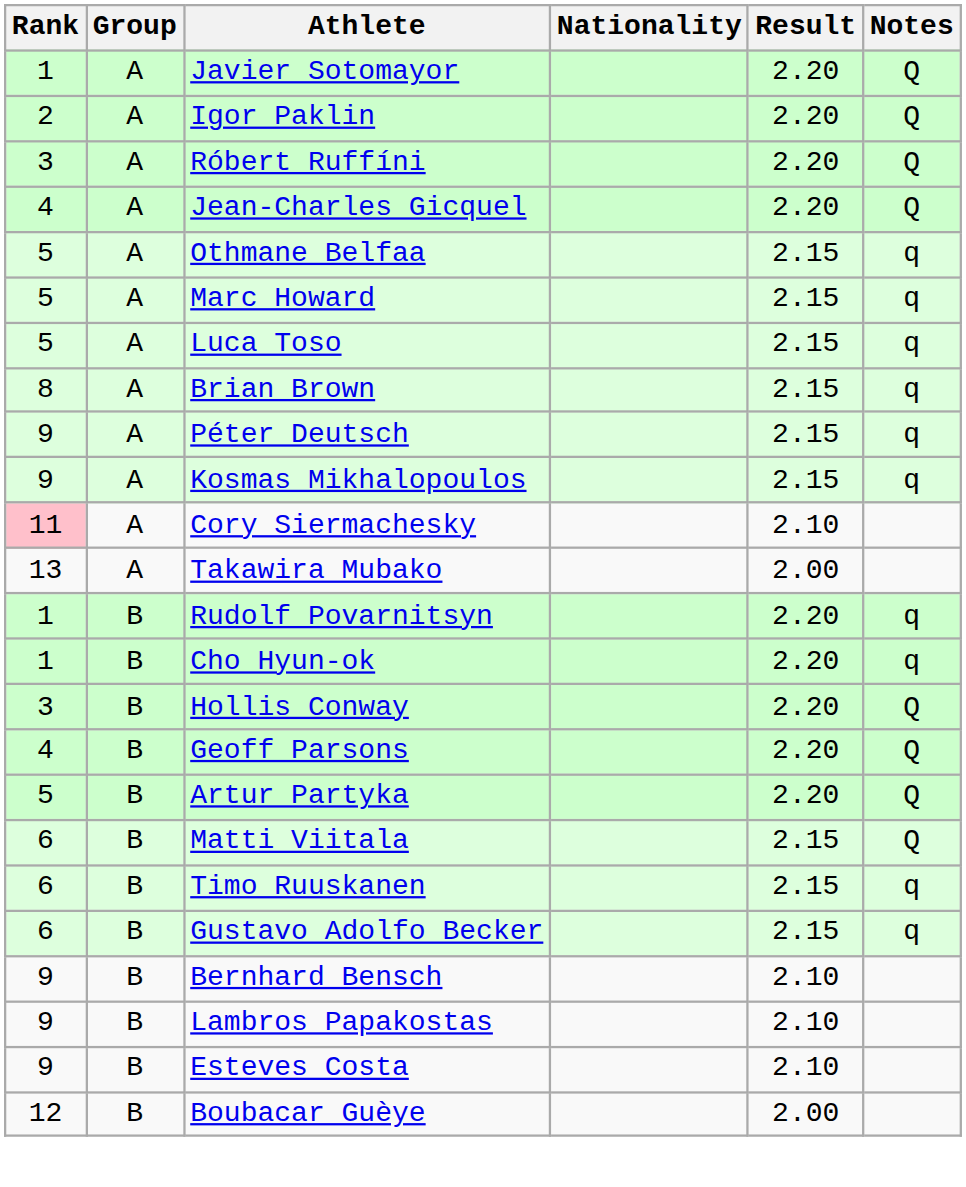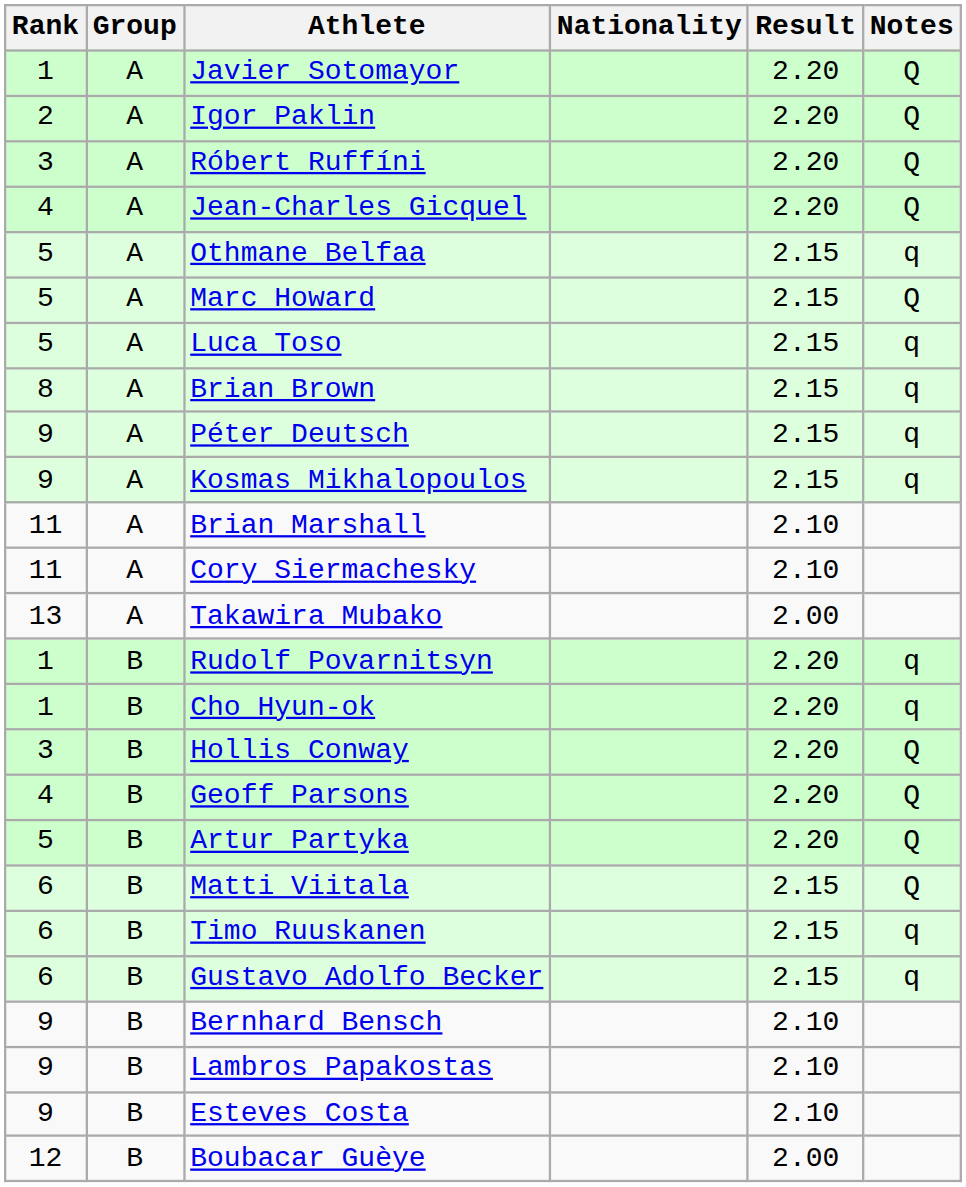(912, 300) q -> (912, 300) Q
+ row: (308, 526)
(46, 526) pink background -> (46, 571) no background
